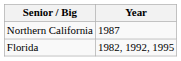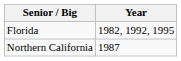rows swapped: (23, 47) <-> (50, 30)
